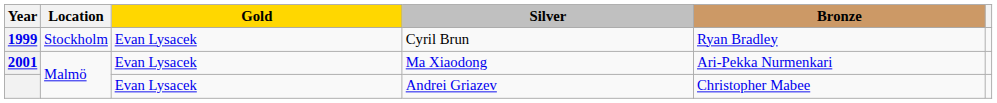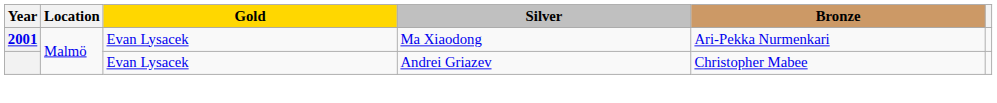- row: (23, 39)
